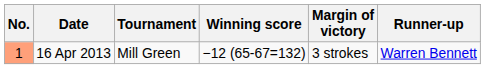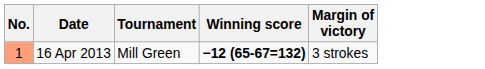- column: (429, 23)
(254, 53) normal -> (254, 53) bold
